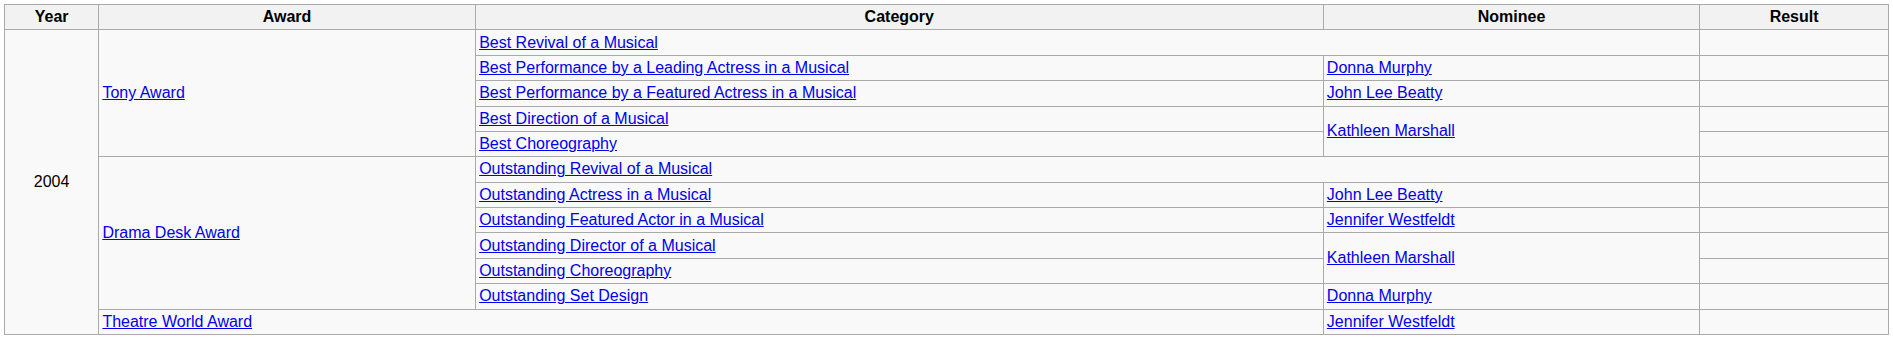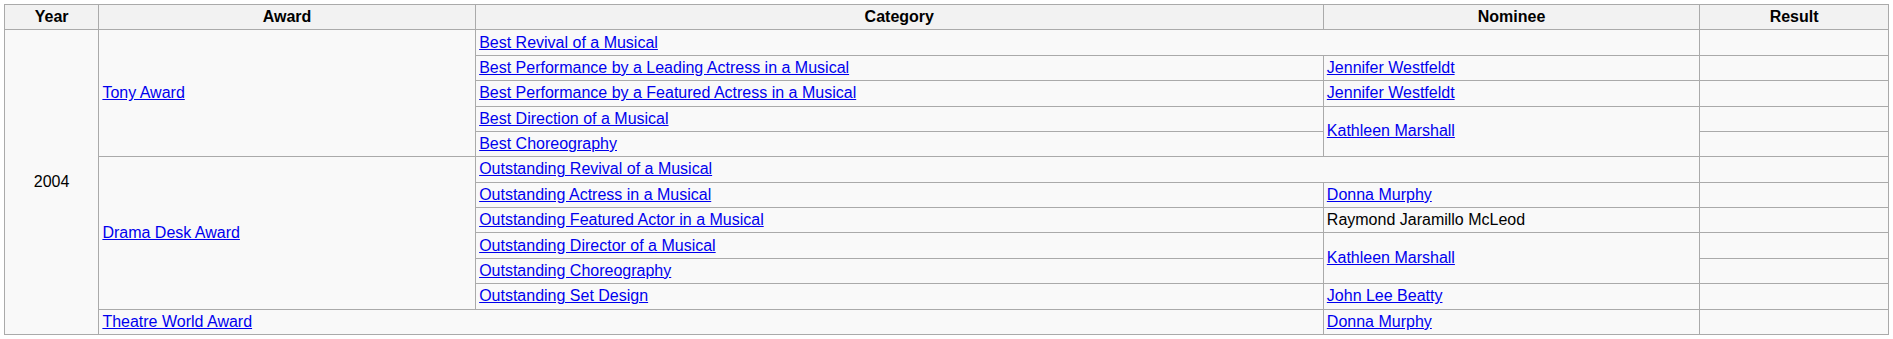(1379, 67) Donna Murphy -> (1391, 67) Jennifer Westfeldt
(1385, 93) John Lee Beatty -> (1391, 93) Jennifer Westfeldt
(1385, 194) John Lee Beatty -> (1379, 194) Donna Murphy
(1391, 220) Jennifer Westfeldt -> (1426, 220) Raymond Jaramillo McLeod
(1379, 296) Donna Murphy -> (1385, 296) John Lee Beatty
(1391, 321) Jennifer Westfeldt -> (1379, 321) Donna Murphy
